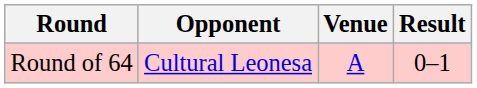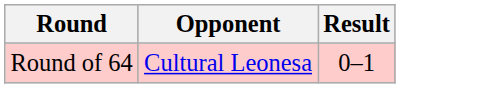- column: (355, 23)
